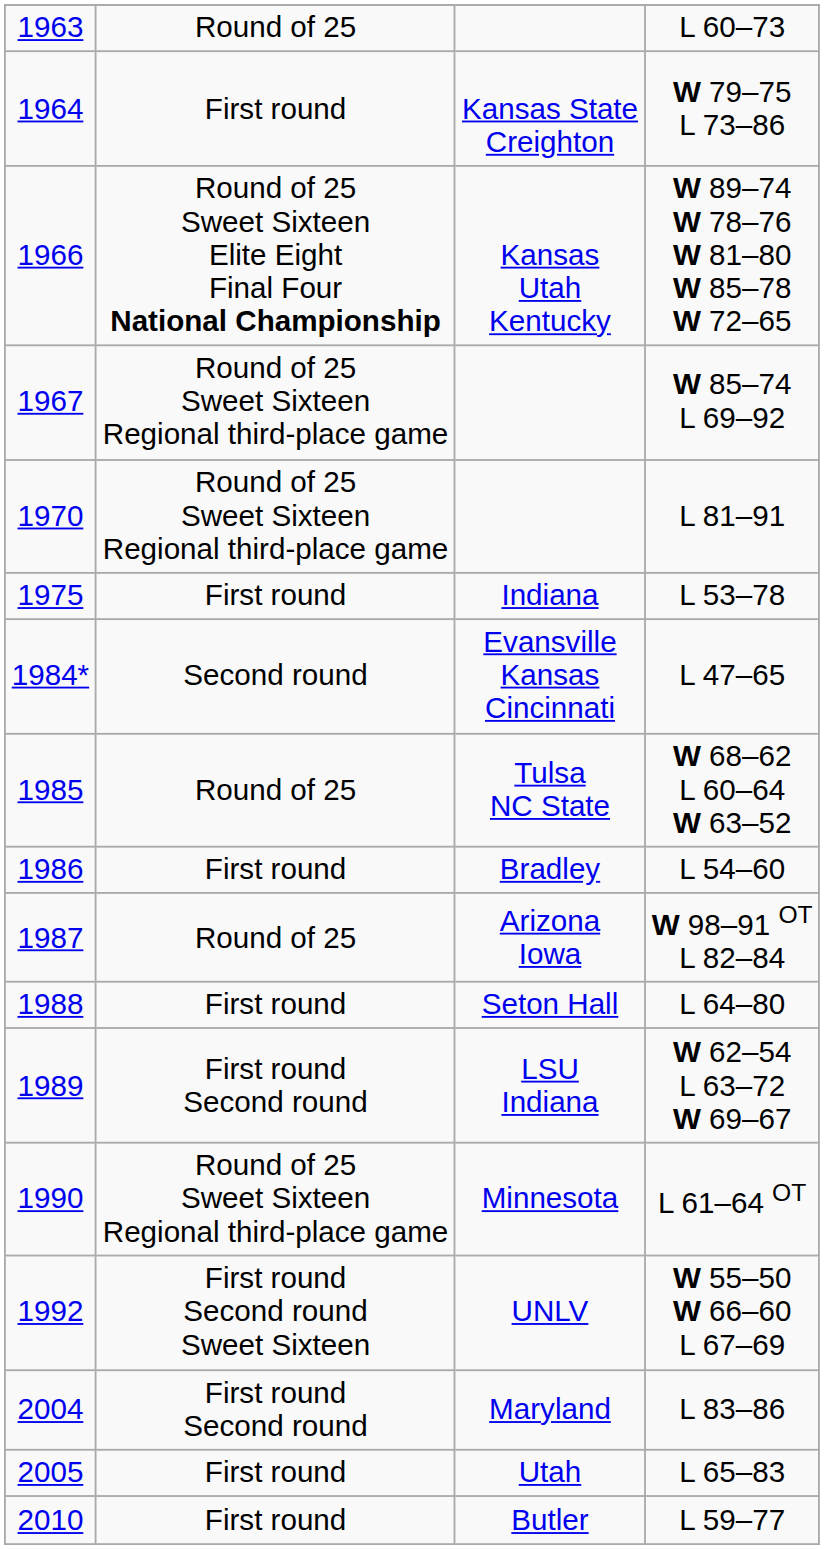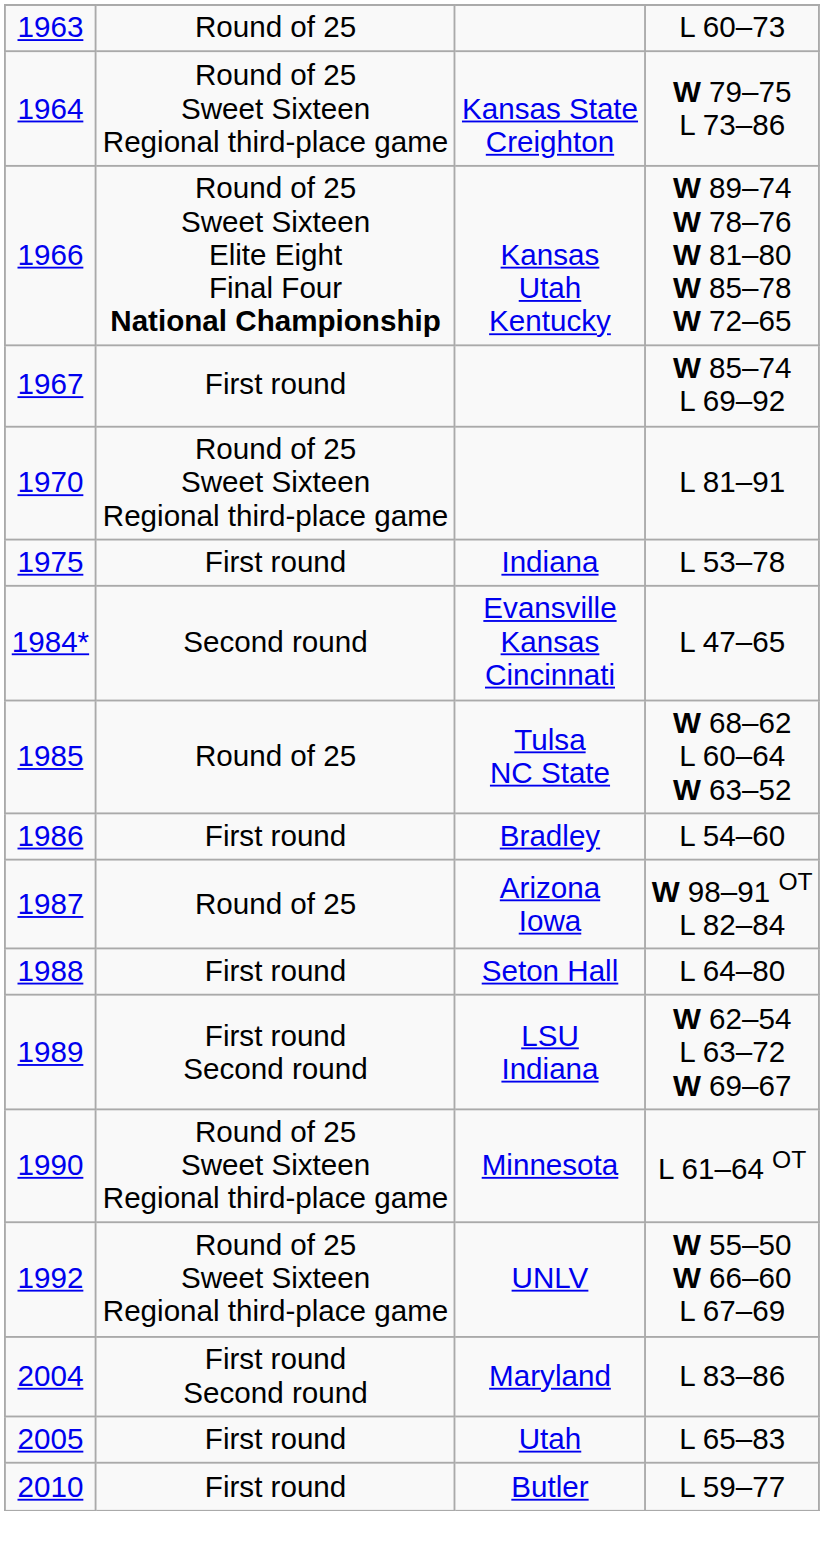(276, 108) First round -> (276, 108) Round of 25 Sweet Sixteen Regional third-place game
(276, 401) Round of 25 Sweet Sixteen Regional third-place game -> (276, 385) First round
(276, 1312) First round Second round Sweet Sixteen -> (276, 1278) Round of 25 Sweet Sixteen Regional third-place game
